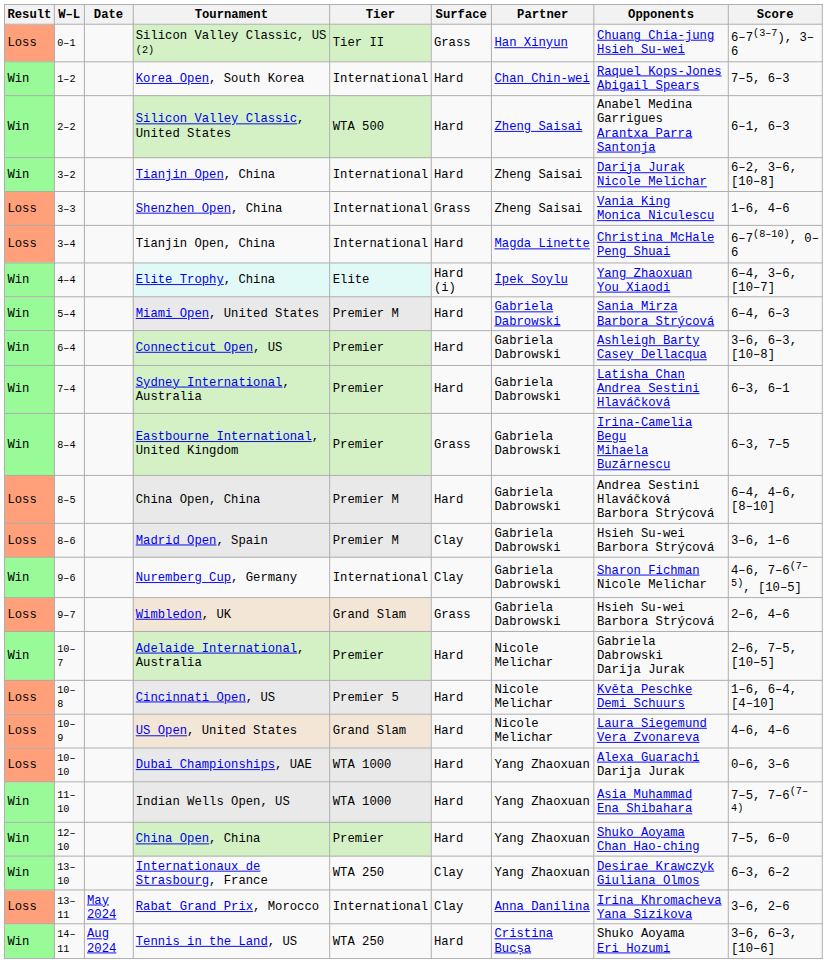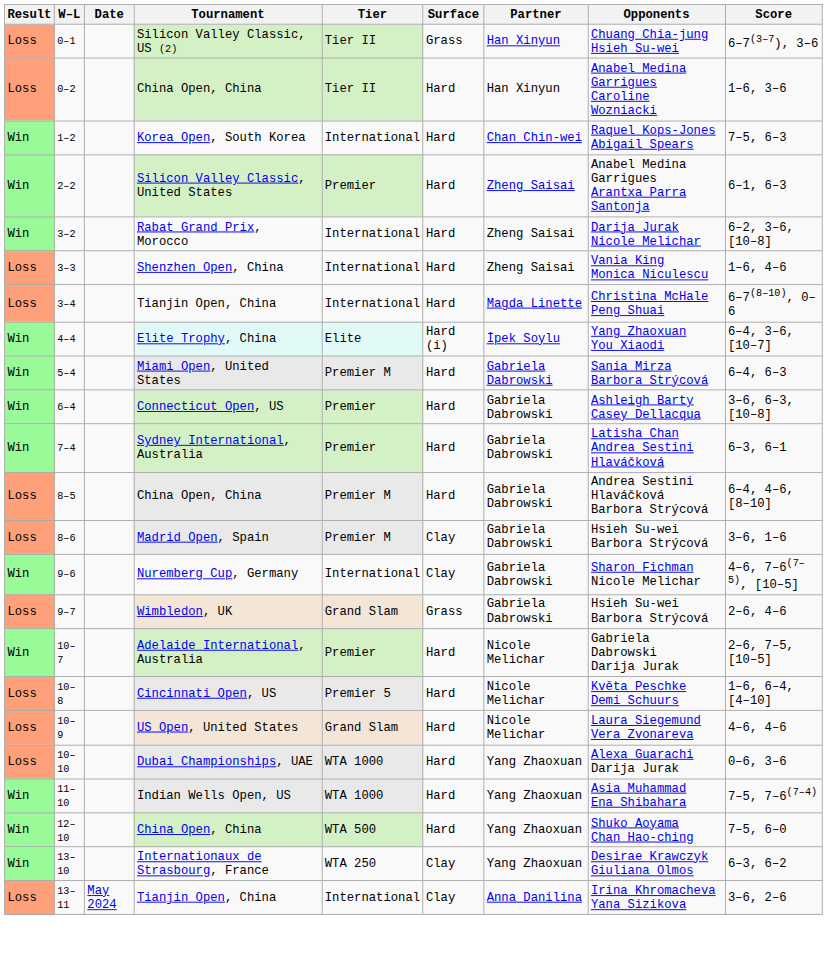+ row: (66, 90)
(358, 127) WTA 500 -> (350, 186) Premier
(205, 175) Tianjin Open, China -> (199, 234) Rabat Grand Prix, Morocco
(452, 209) Grass -> (441, 268) Hard
- row: (66, 445)
(358, 839) Premier -> (350, 830) WTA 500
(227, 907) Rabat Grand Prix, Morocco -> (207, 898) Tianjin Open, China
- row: (66, 942)
